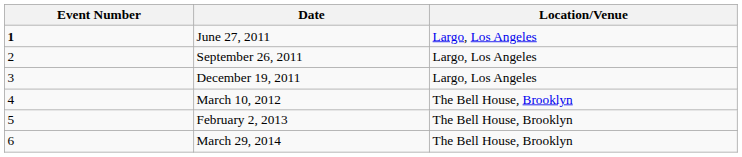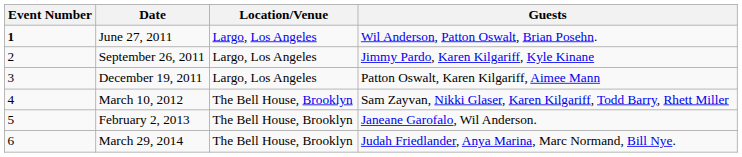+ column: (548, 15)
